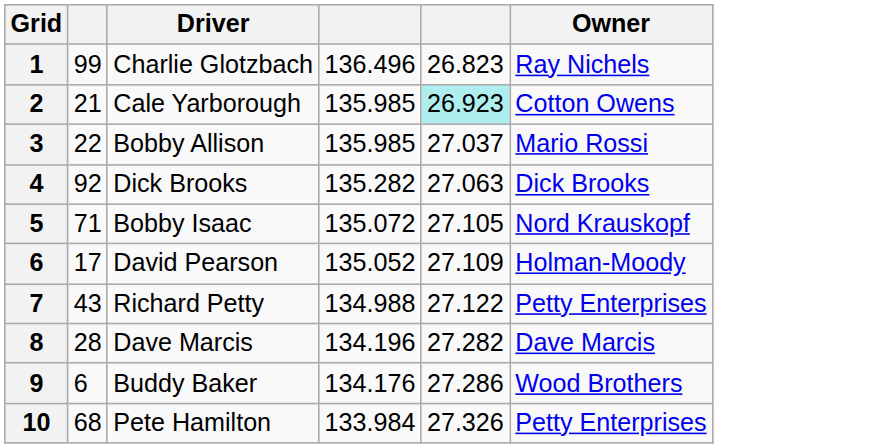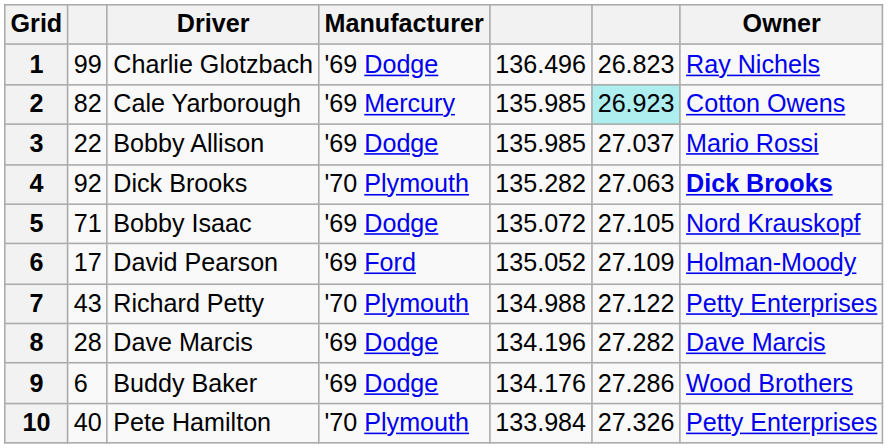+ column: (404, 24)
(88, 104) 21 -> (88, 104) 82
(582, 183) normal -> (759, 183) bold
(88, 422) 68 -> (88, 422) 40
